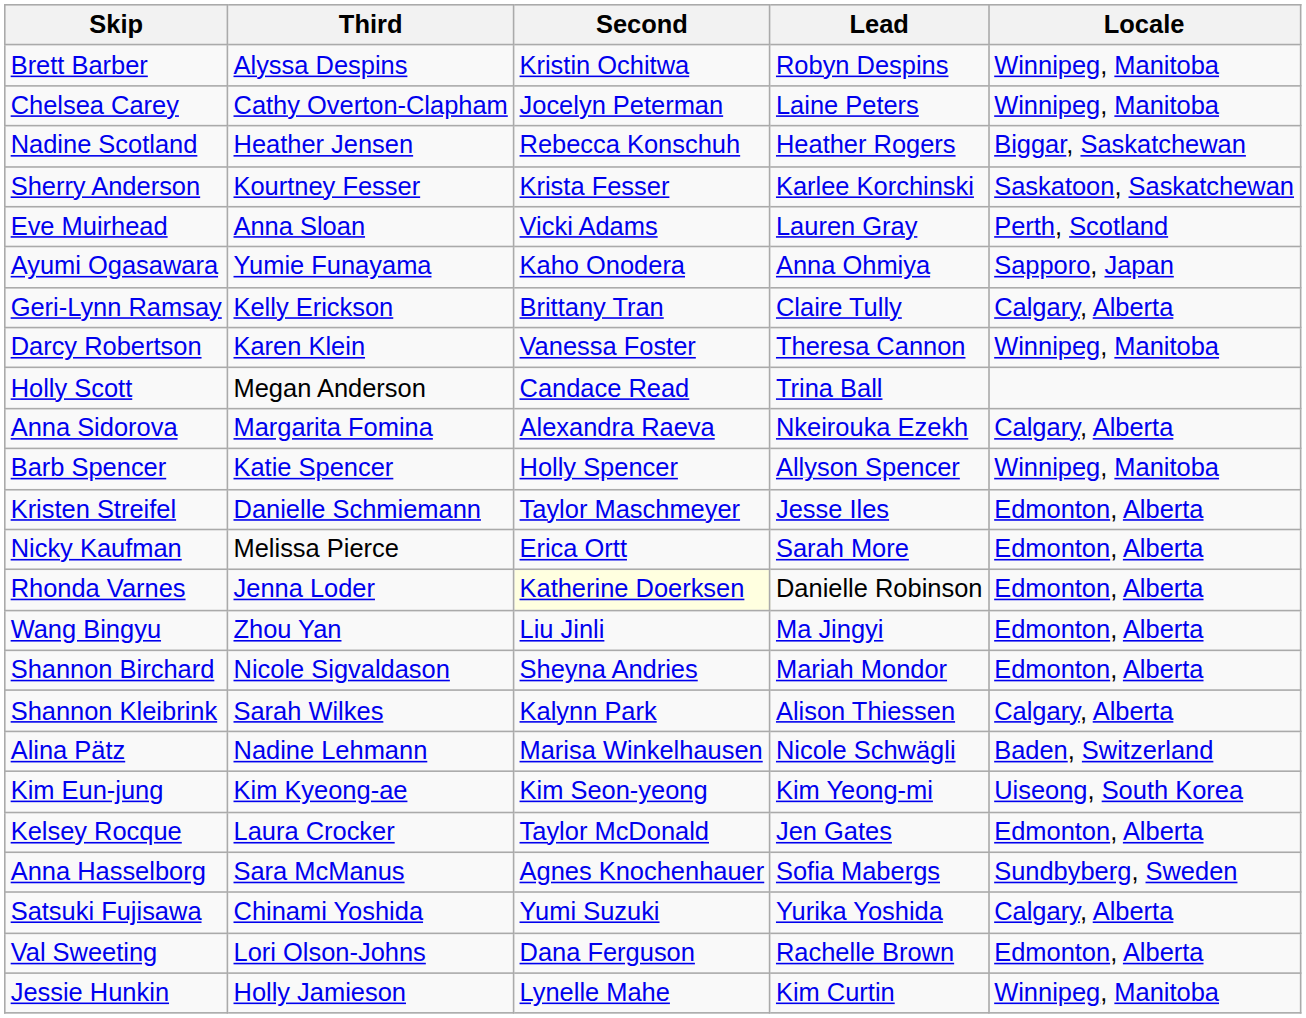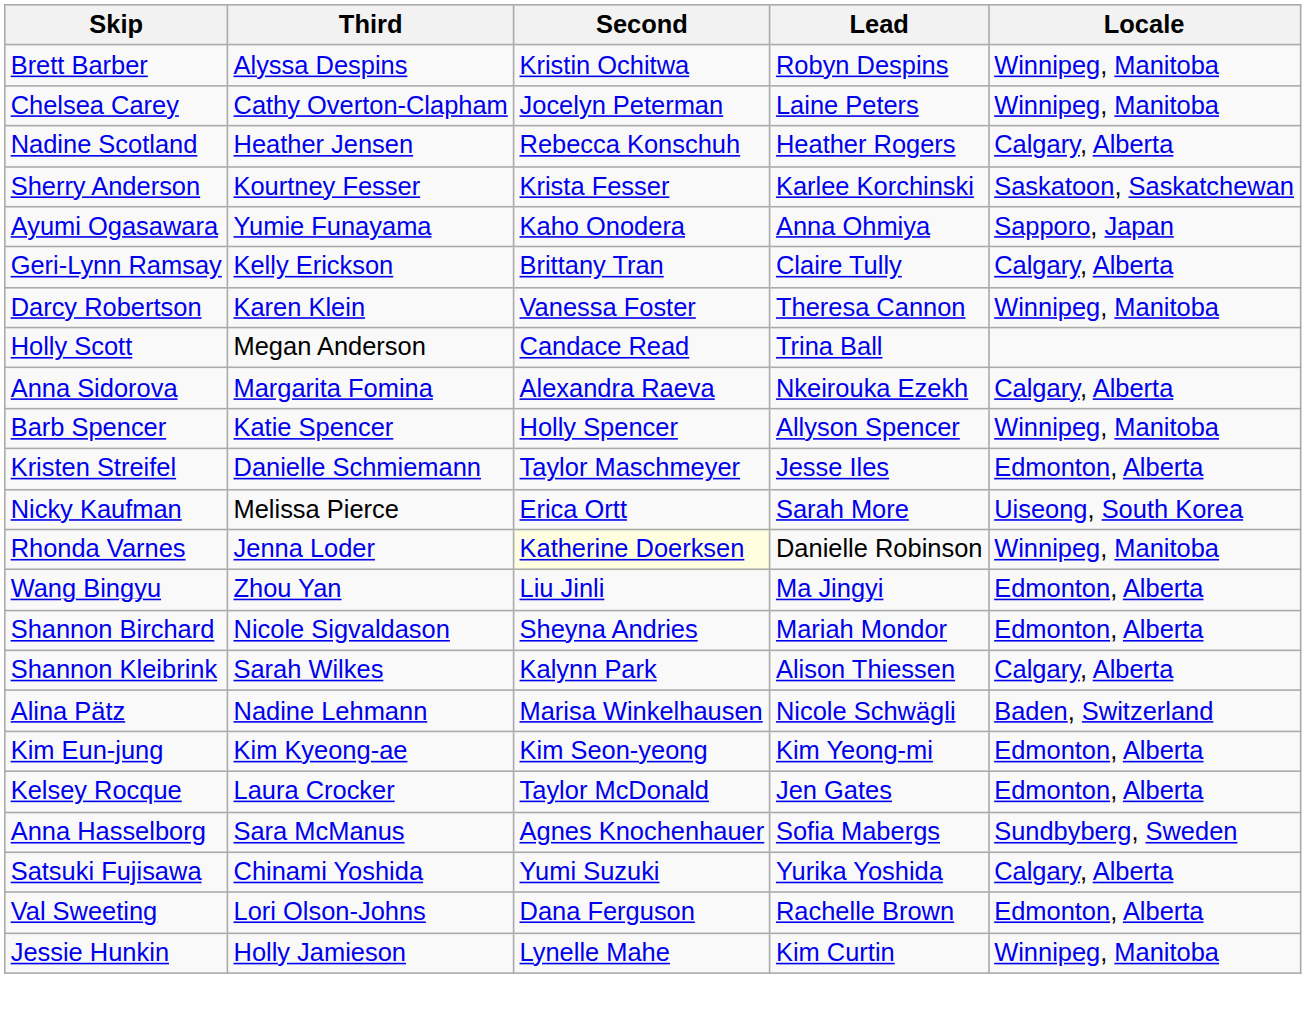(1120, 145) Biggar, Saskatchewan -> (1084, 145) Calgary, Alberta
- row: (89, 226)
(1099, 549) Edmonton, Alberta -> (1119, 508) Uiseong, South Korea
(1099, 589) Edmonton, Alberta -> (1107, 549) Winnipeg, Manitoba
(1119, 791) Uiseong, South Korea -> (1099, 750) Edmonton, Alberta
